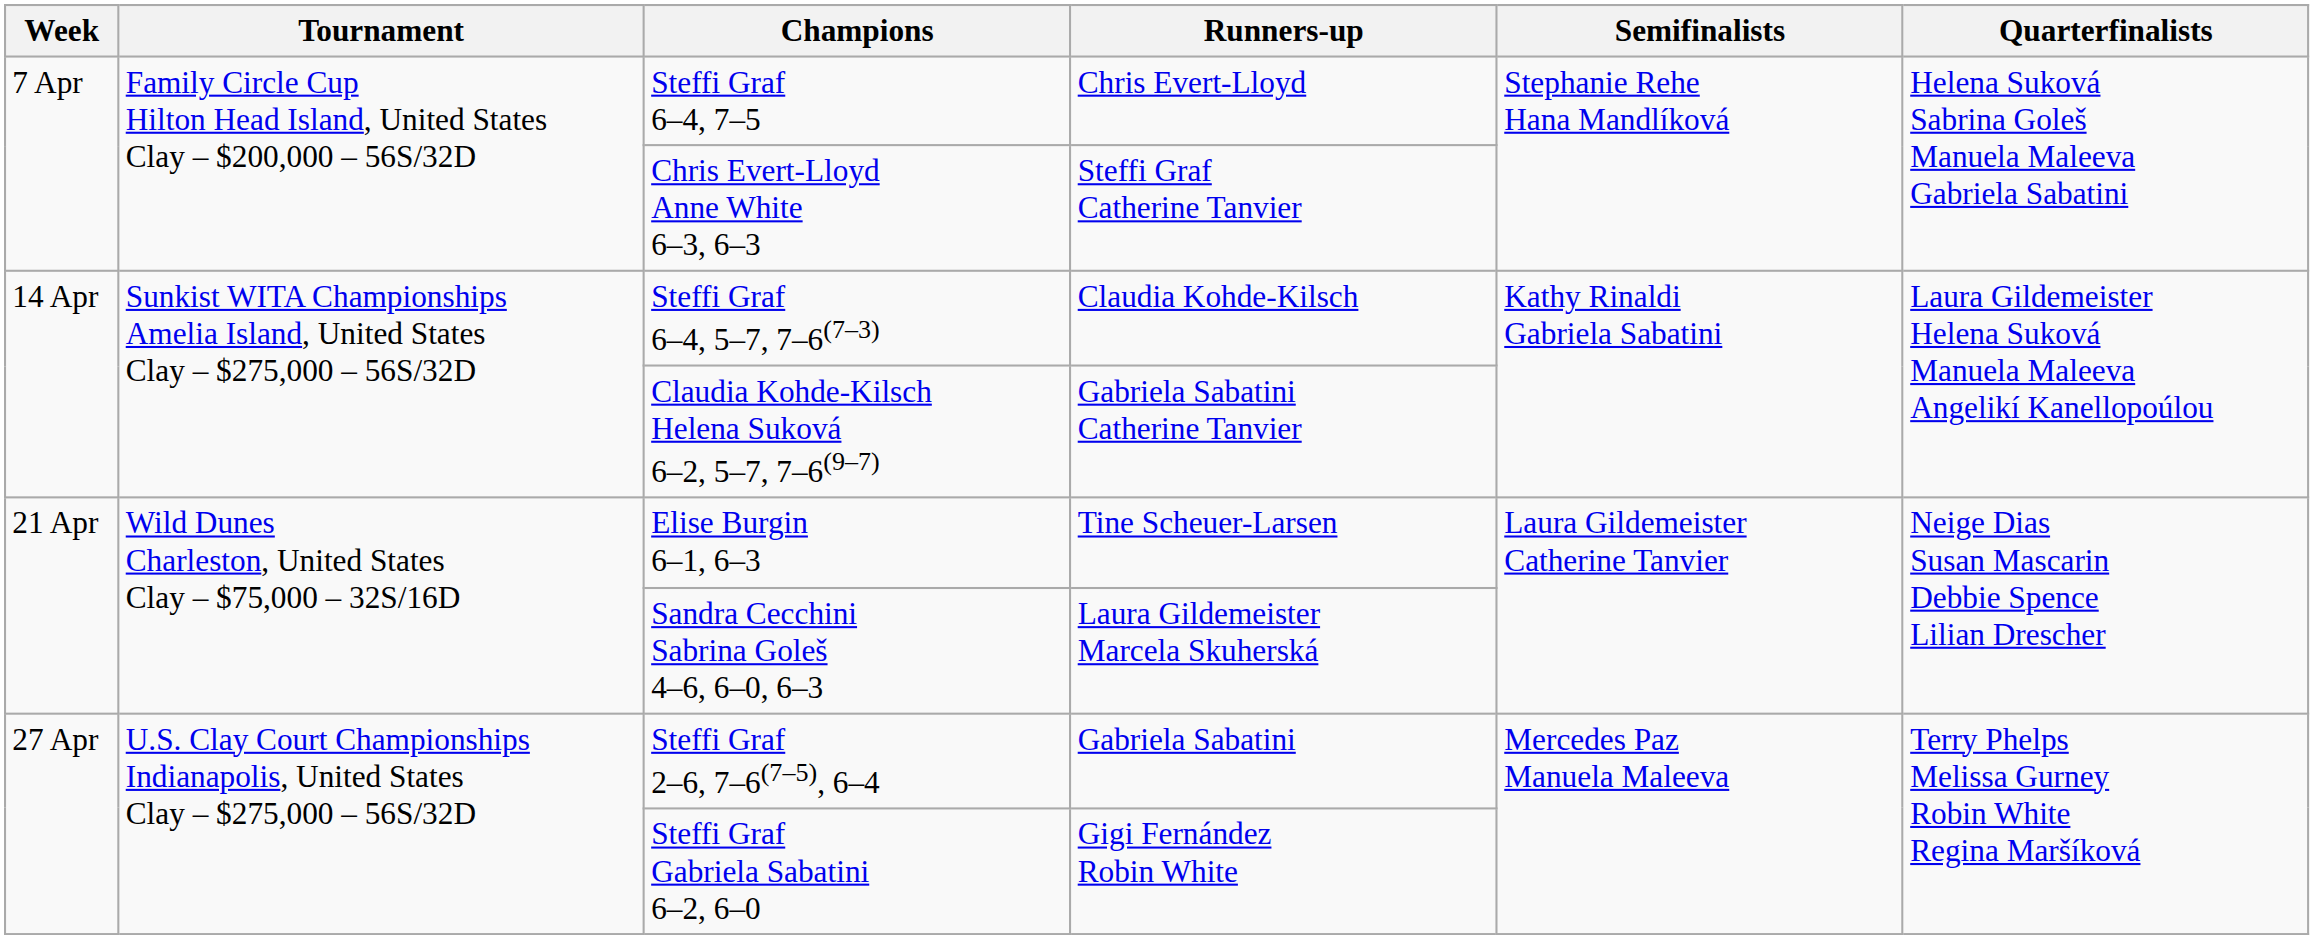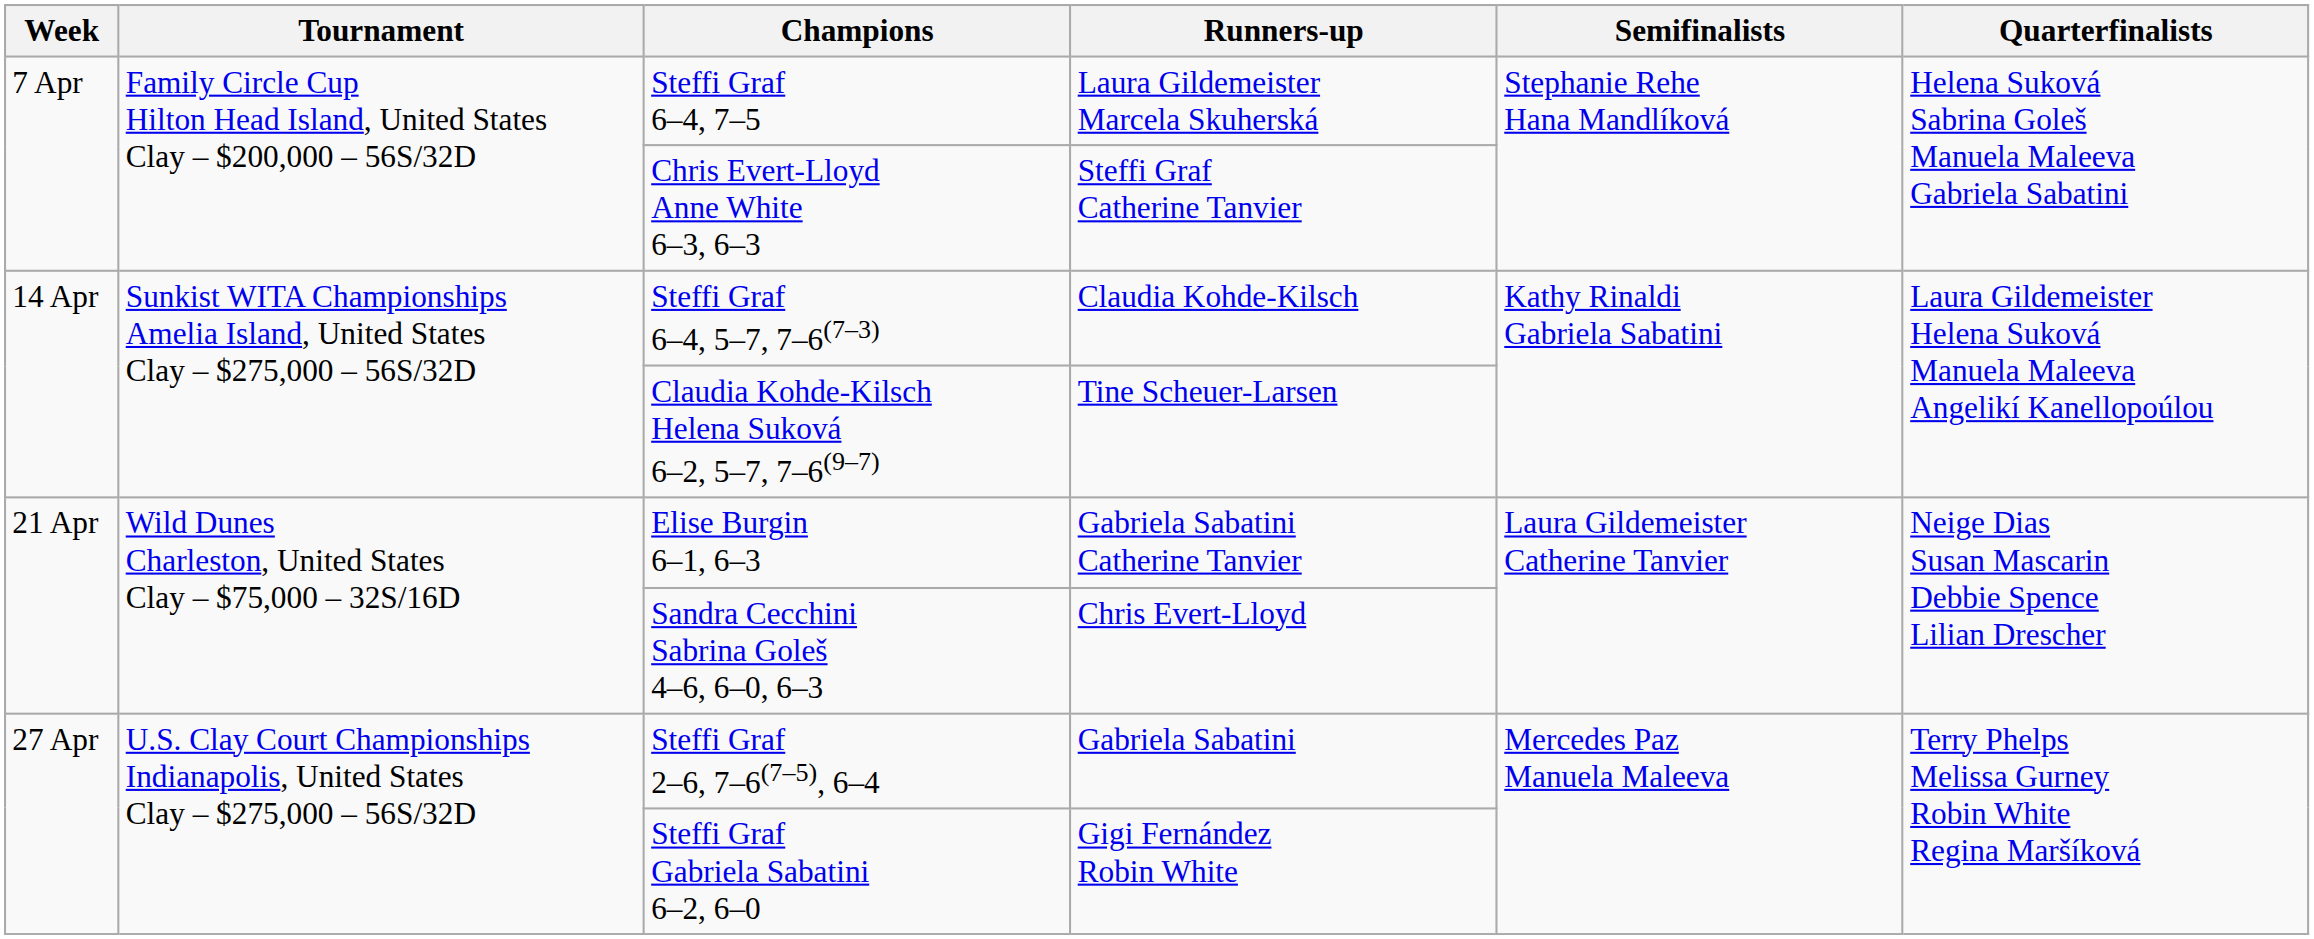(1192, 82) Chris Evert-Lloyd -> (1199, 100) Laura Gildemeister Marcela Skuherská
(1190, 410) Gabriela Sabatini Catherine Tanvier -> (1208, 391) Tine Scheuer-Larsen
(1208, 523) Tine Scheuer-Larsen -> (1190, 542) Gabriela Sabatini Catherine Tanvier
(1199, 630) Laura Gildemeister Marcela Skuherská -> (1192, 612) Chris Evert-Lloyd
